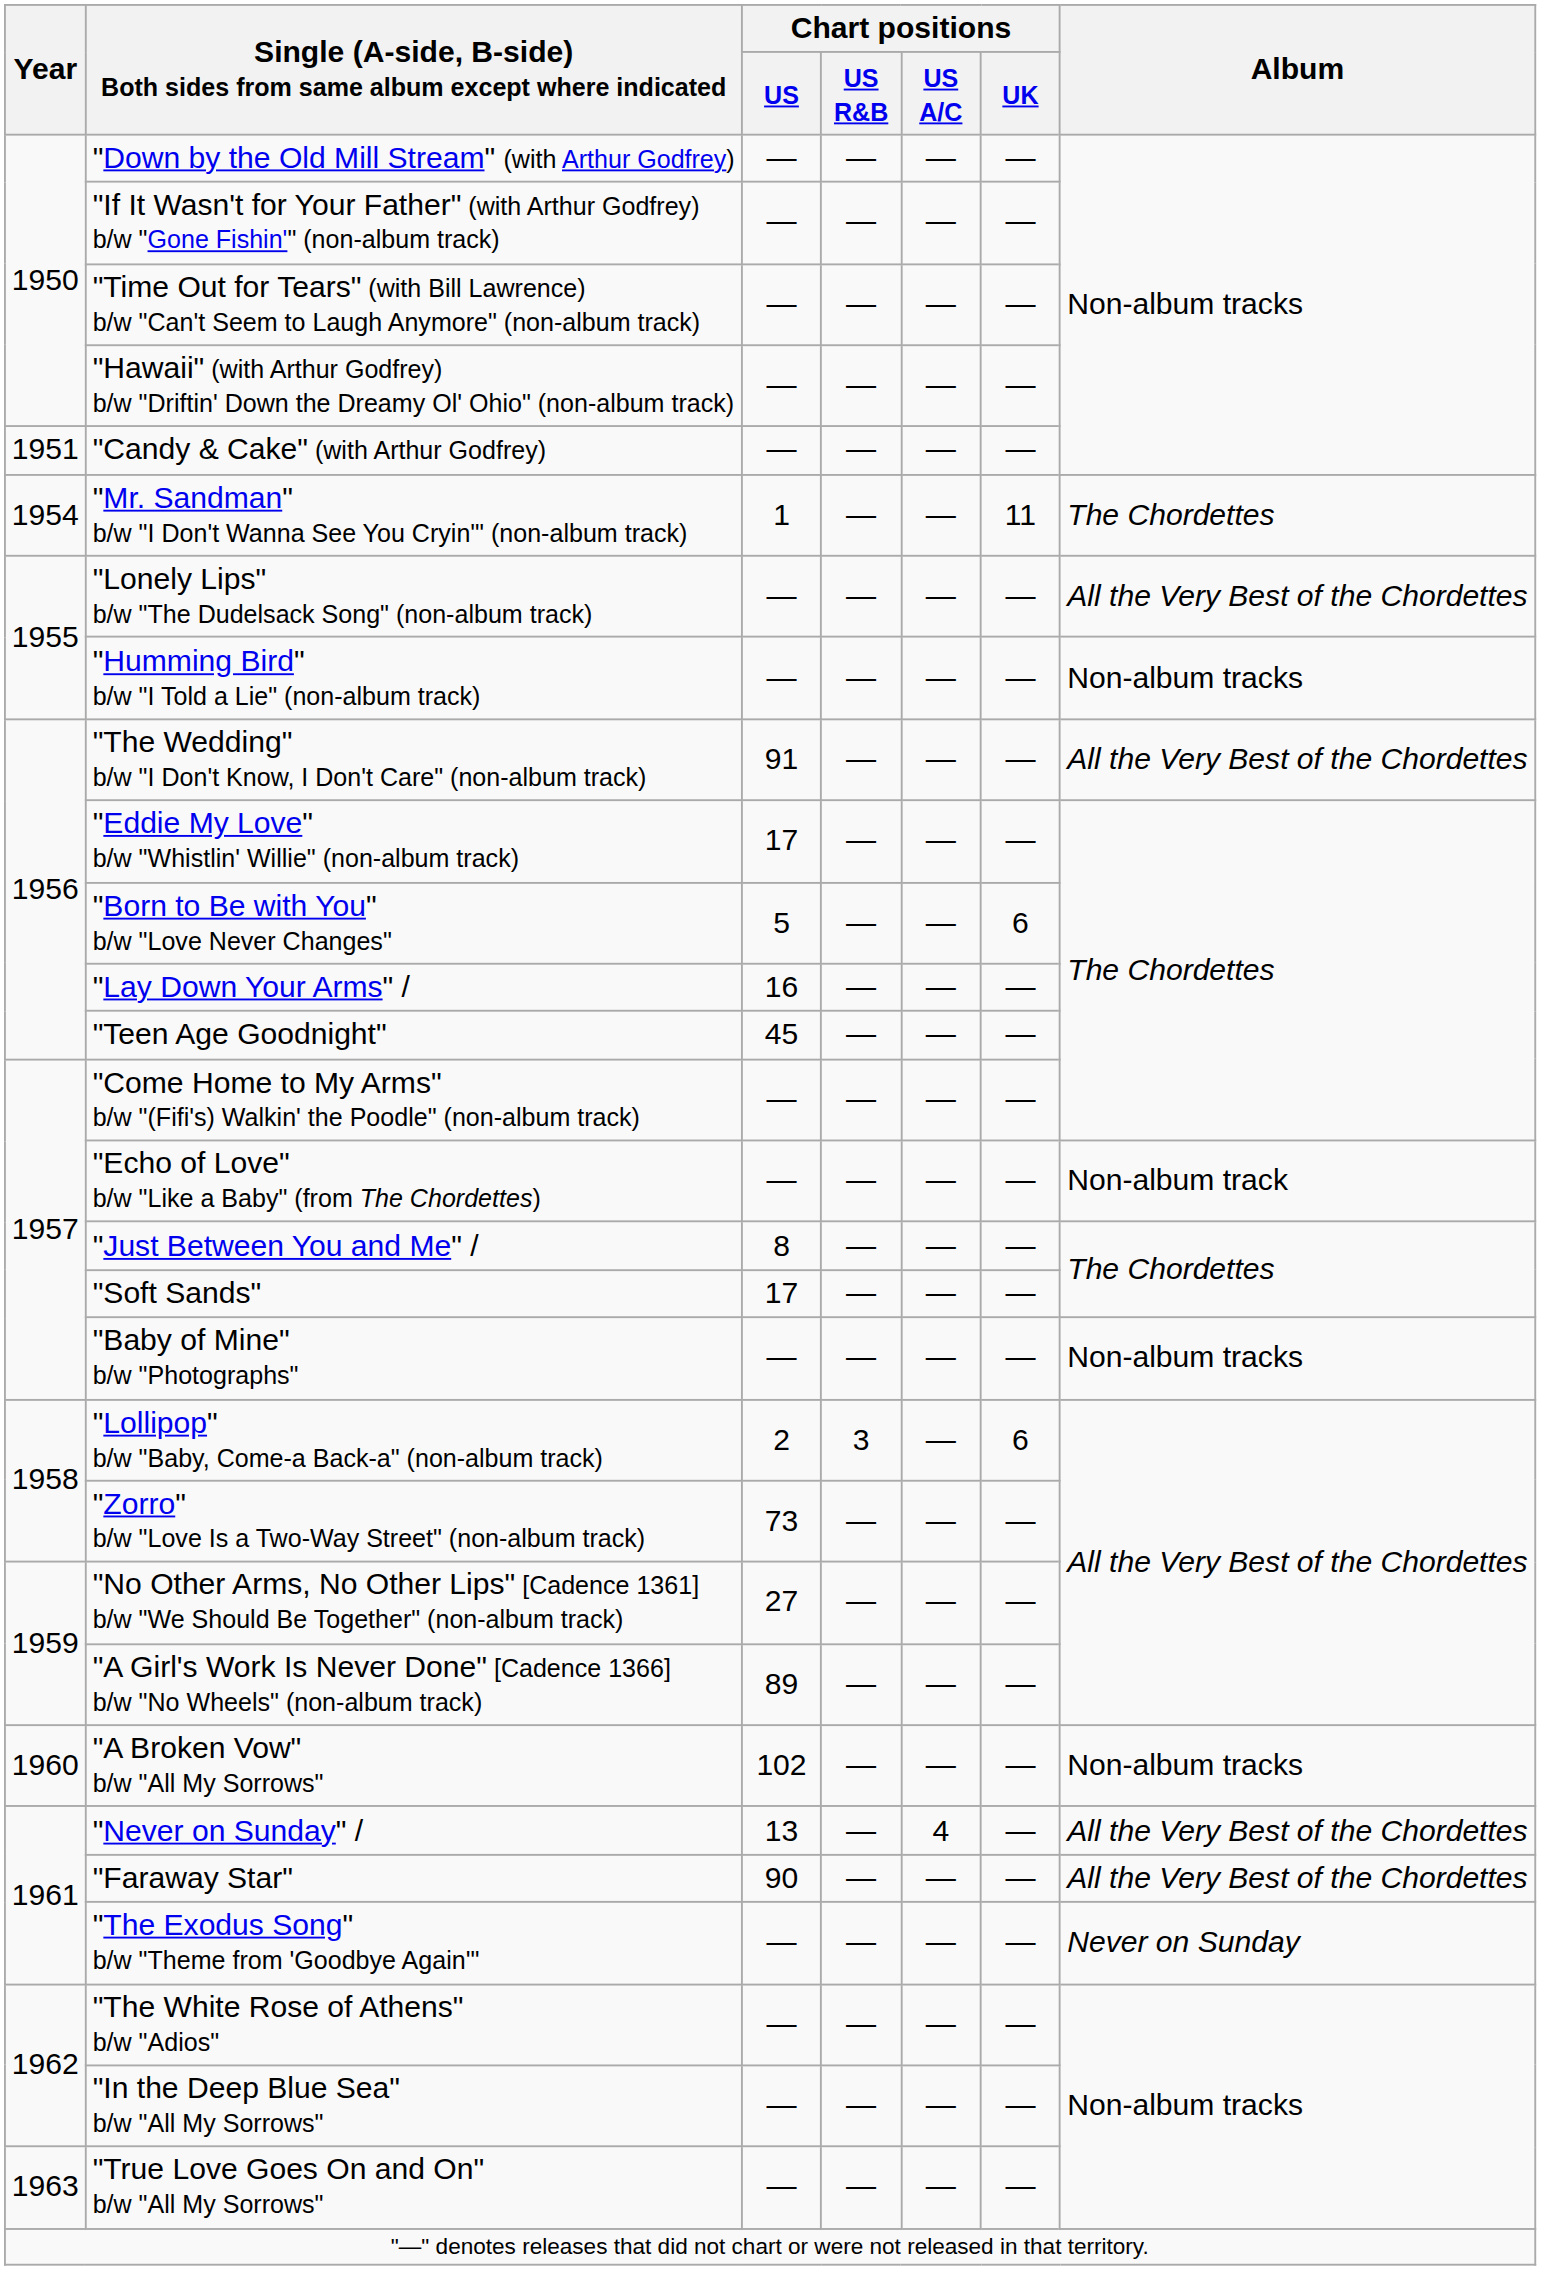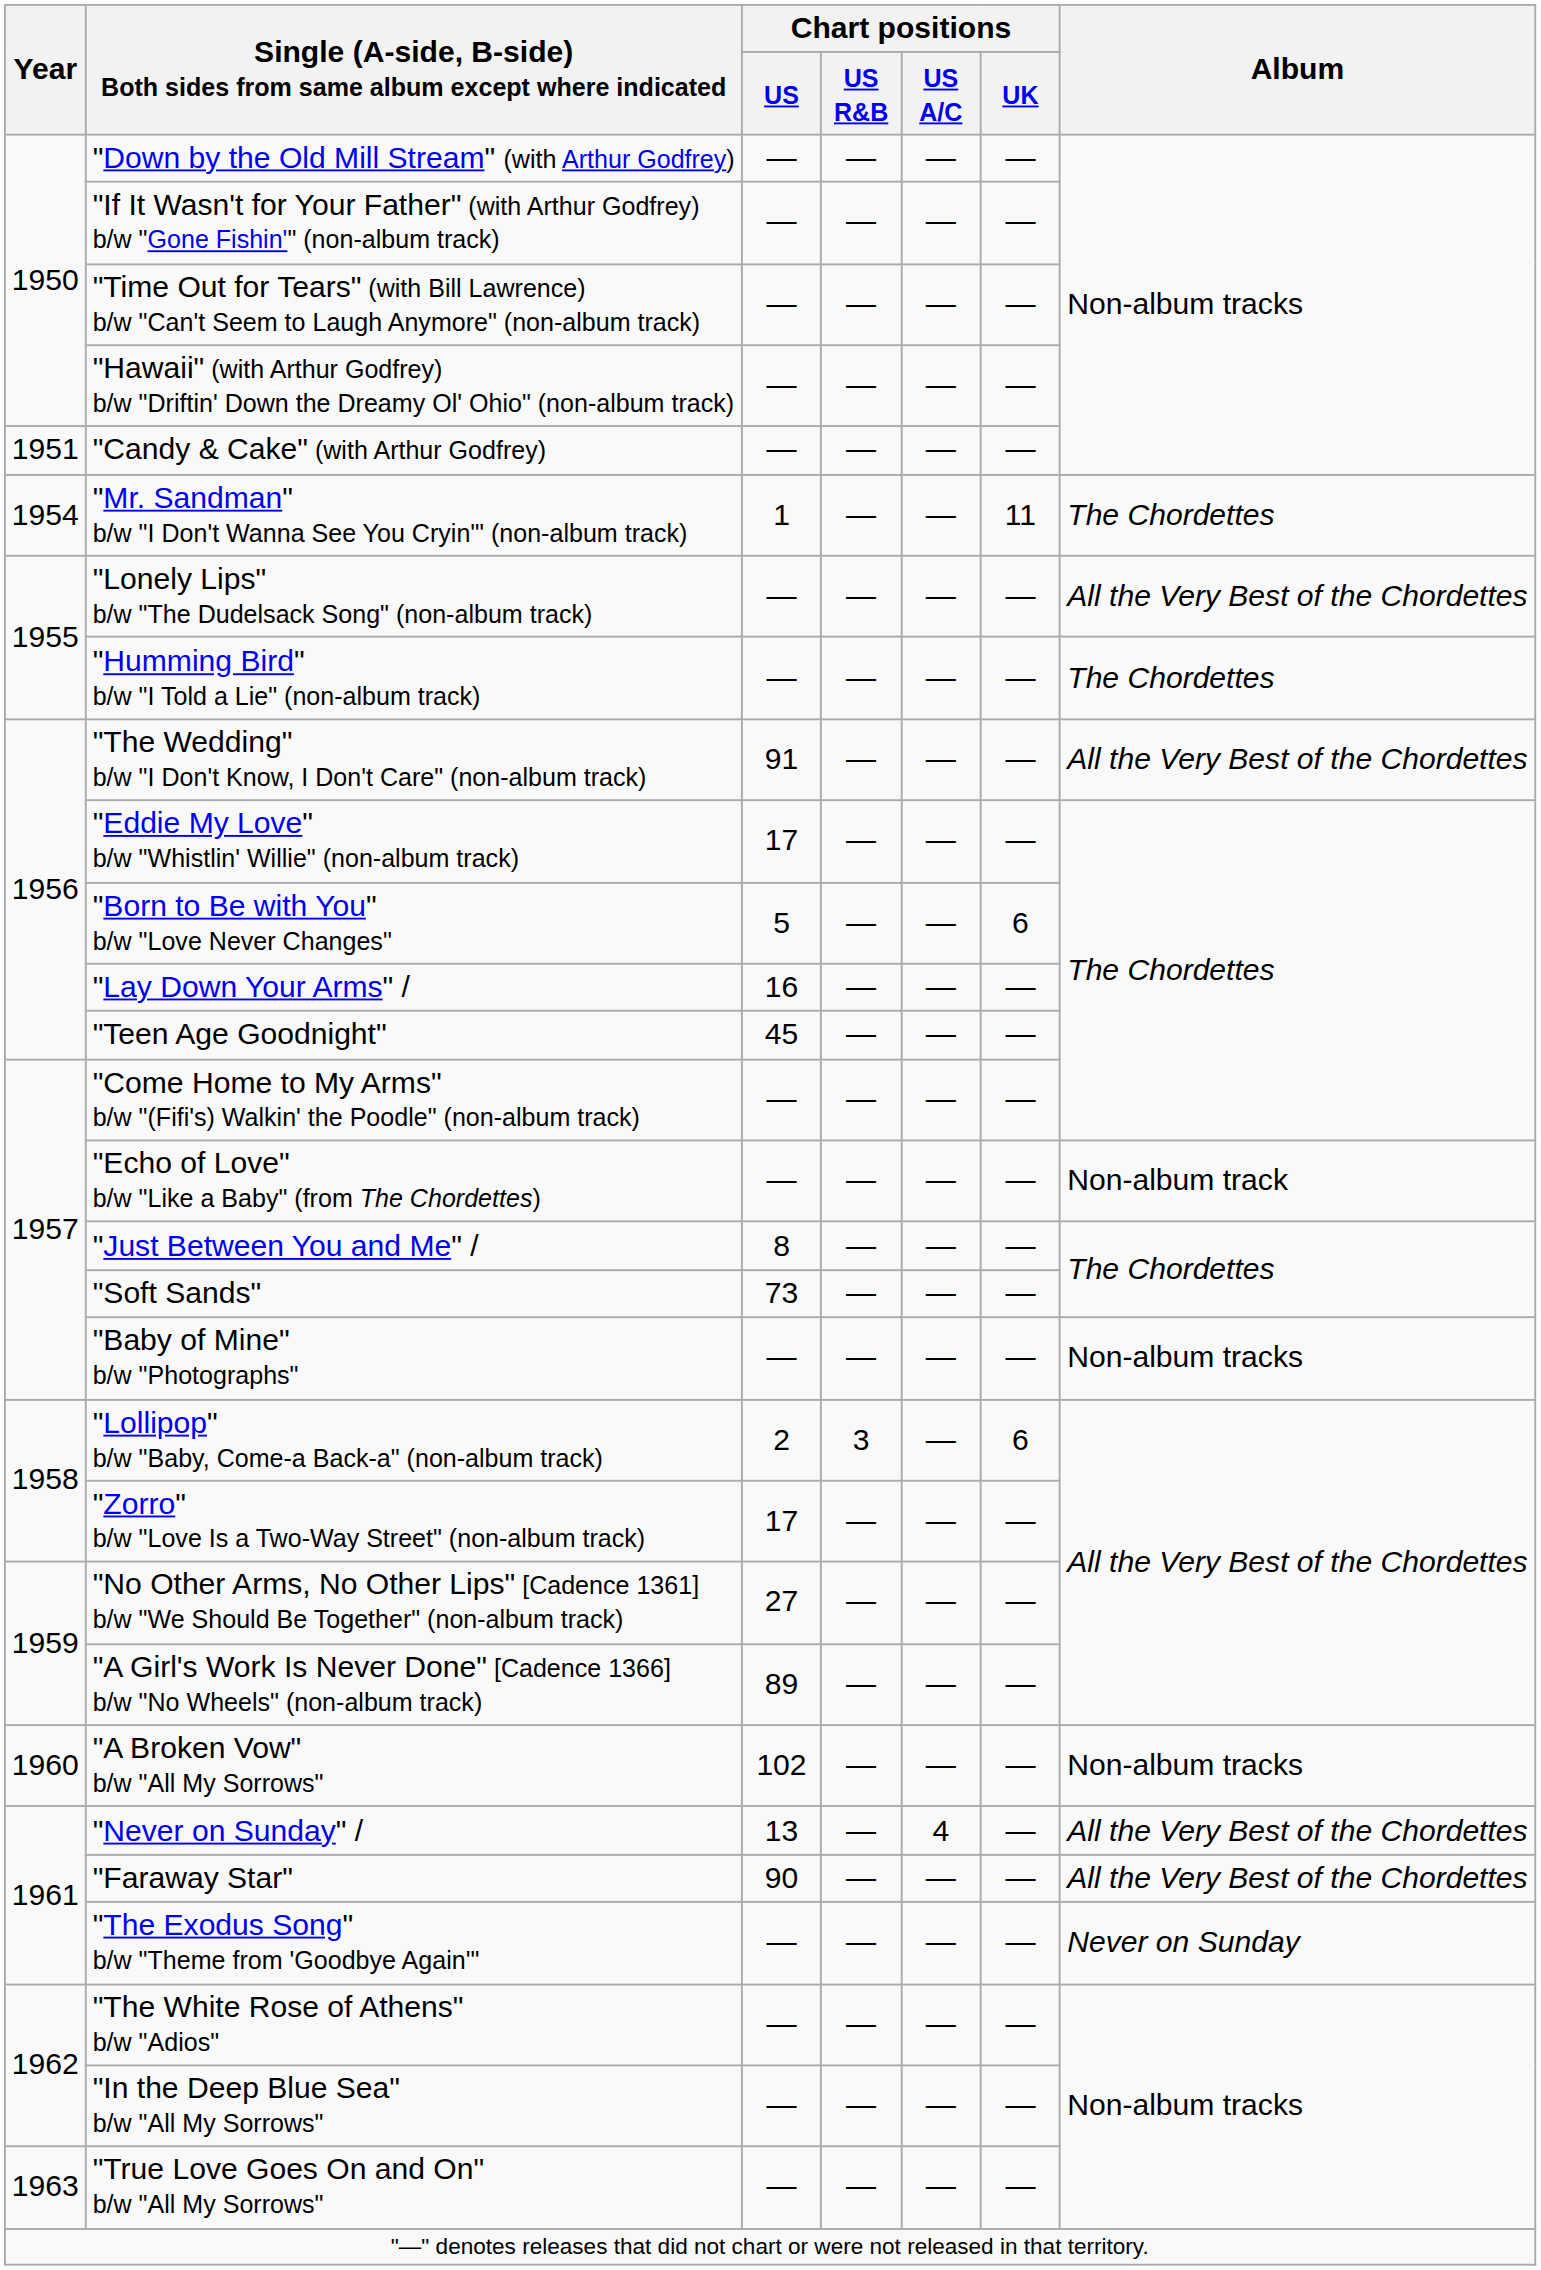(1185, 677) Non-album tracks -> (1171, 677) The Chordettes
(781, 1293) 17 -> (781, 1293) 73
(781, 1520) 73 -> (781, 1520) 17
